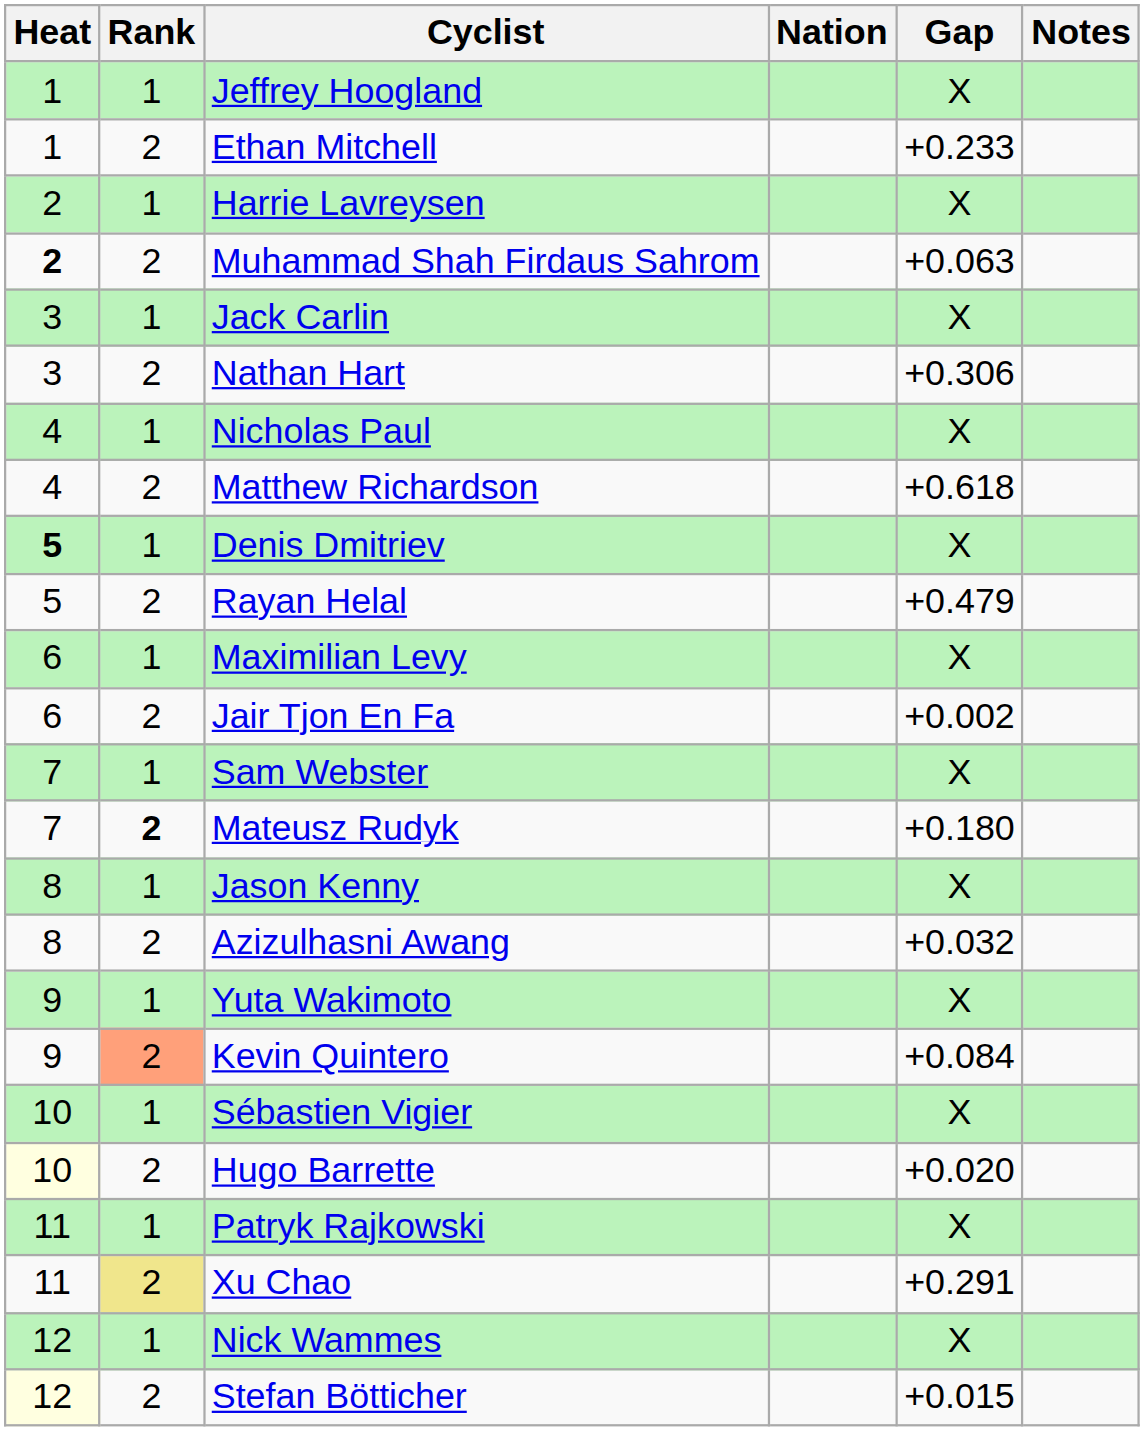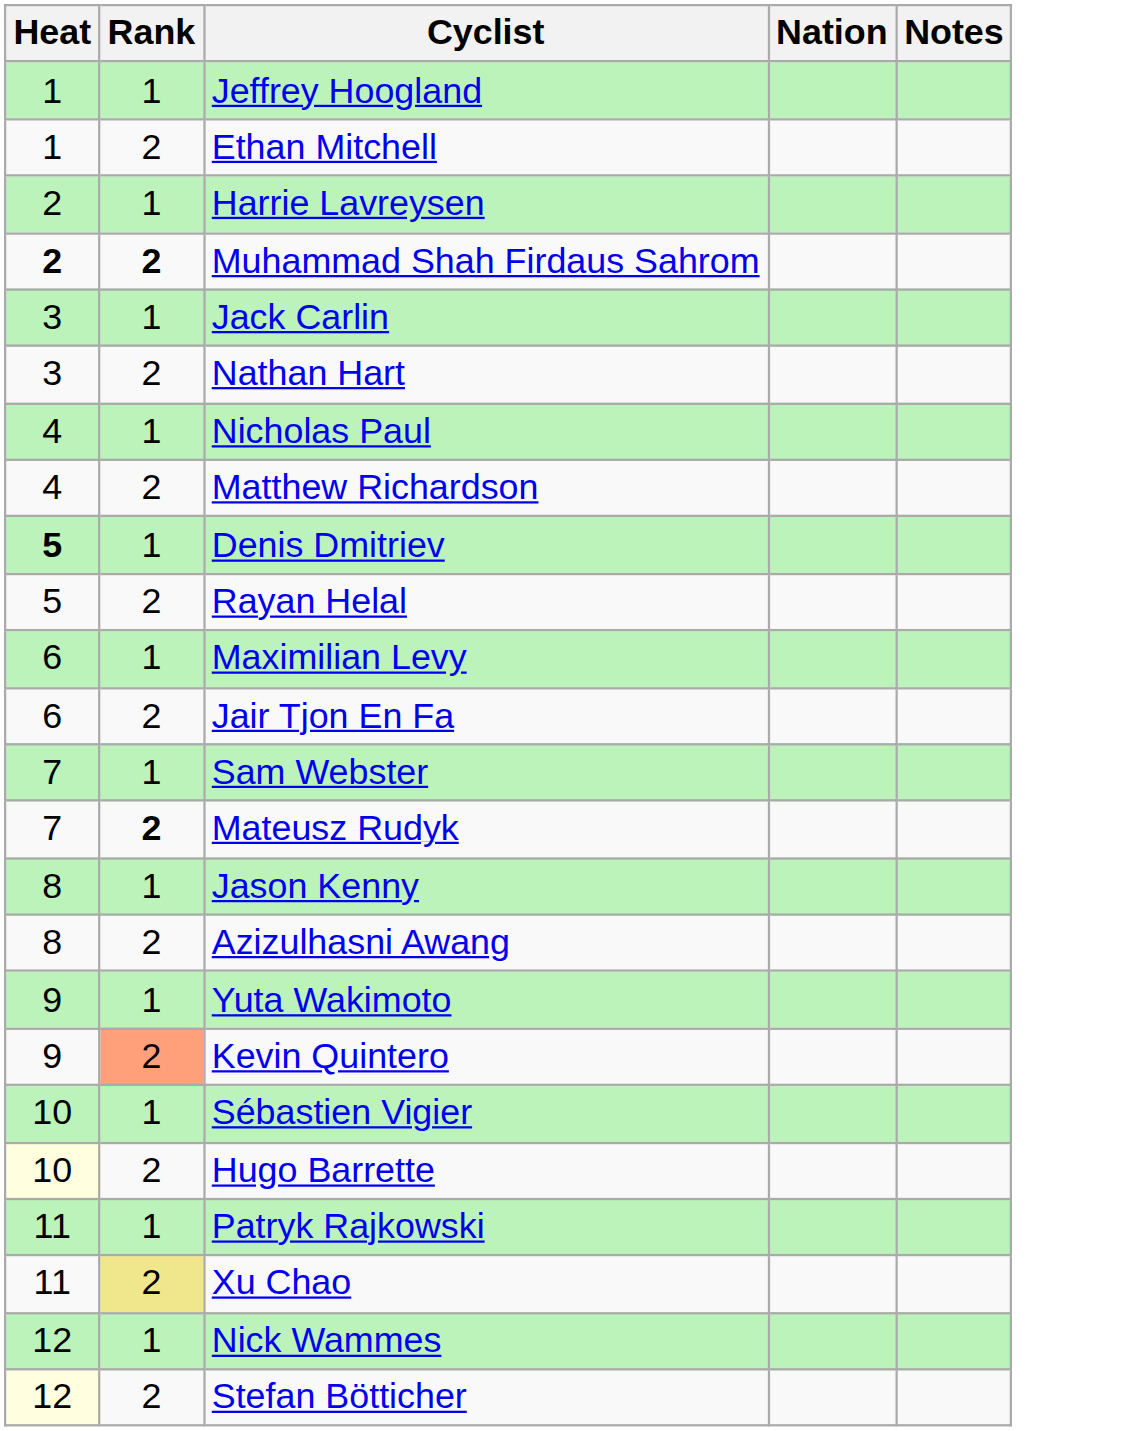- column: (959, 32)
(151, 260) normal -> (151, 260) bold
